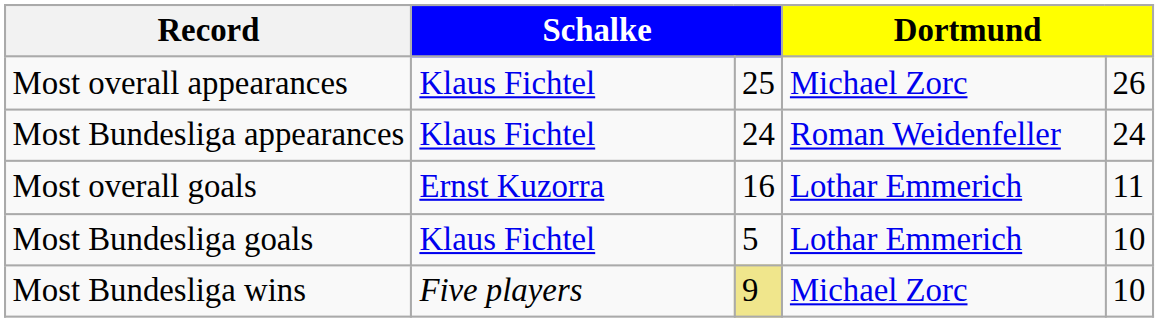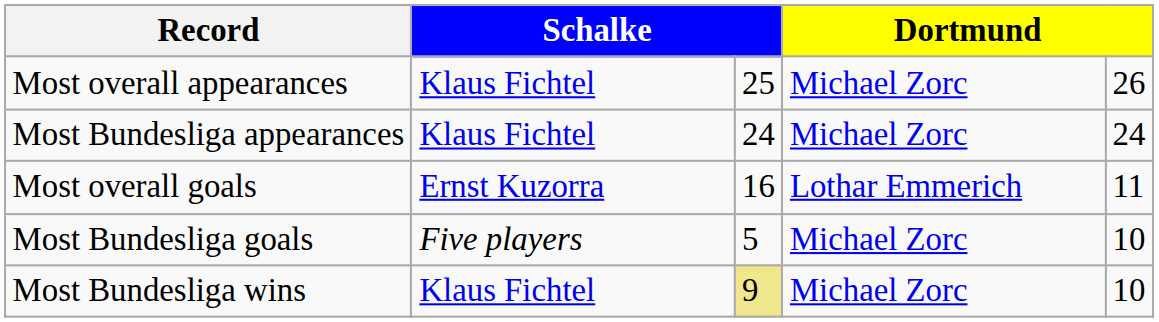(925, 134) Roman Weidenfeller -> (879, 134) Michael Zorc
(507, 238) Klaus Fichtel -> (501, 238) Five players
(906, 238) Lothar Emmerich -> (879, 238) Michael Zorc
(501, 290) Five players -> (507, 290) Klaus Fichtel
